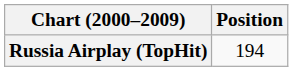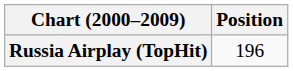(250, 50) 194 -> (250, 50) 196
